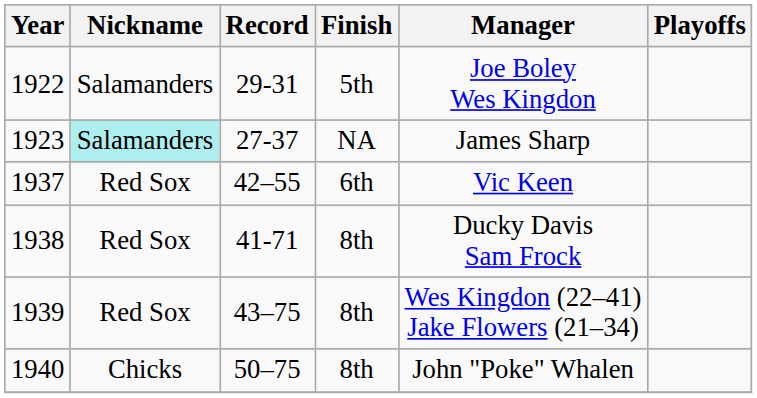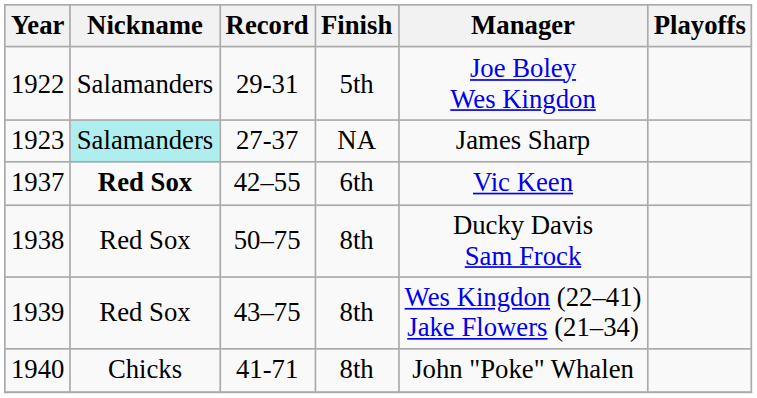(145, 182) normal -> (145, 182) bold
(267, 240) 41-71 -> (267, 240) 50–75
(267, 370) 50–75 -> (267, 370) 41-71
